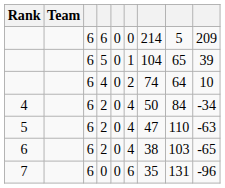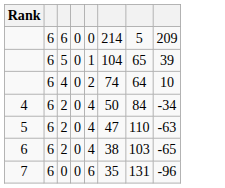- column: (64, 15)
